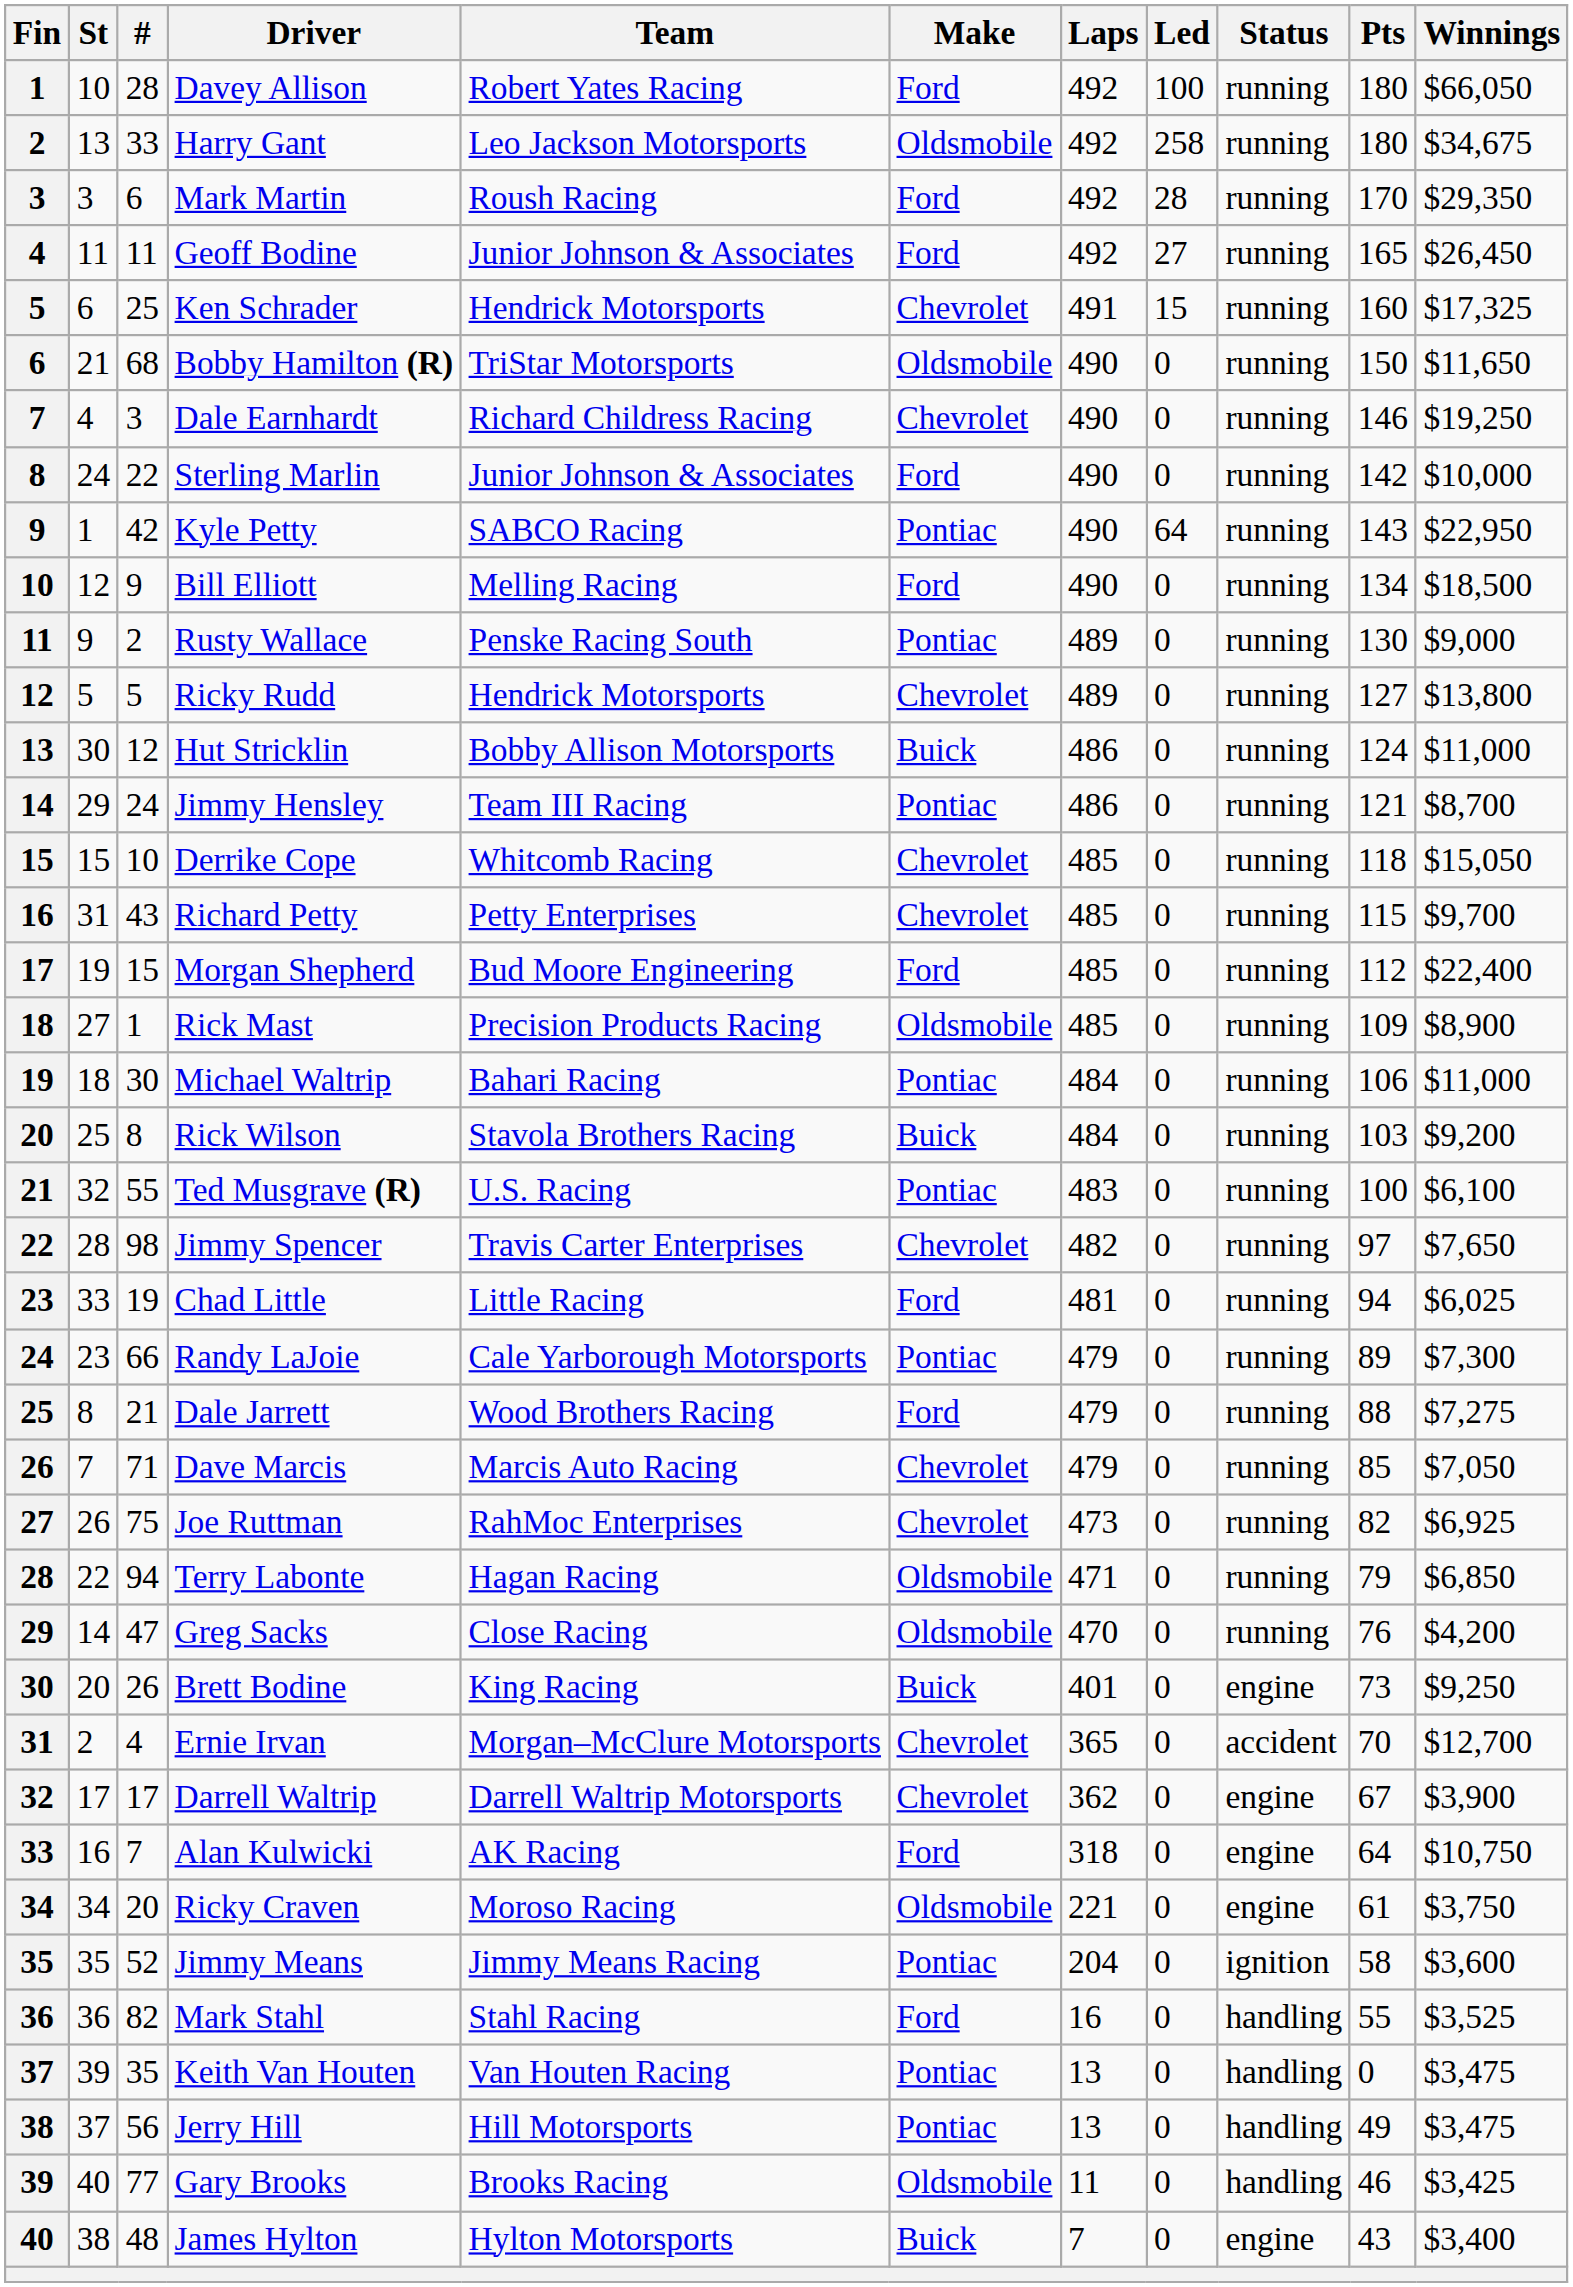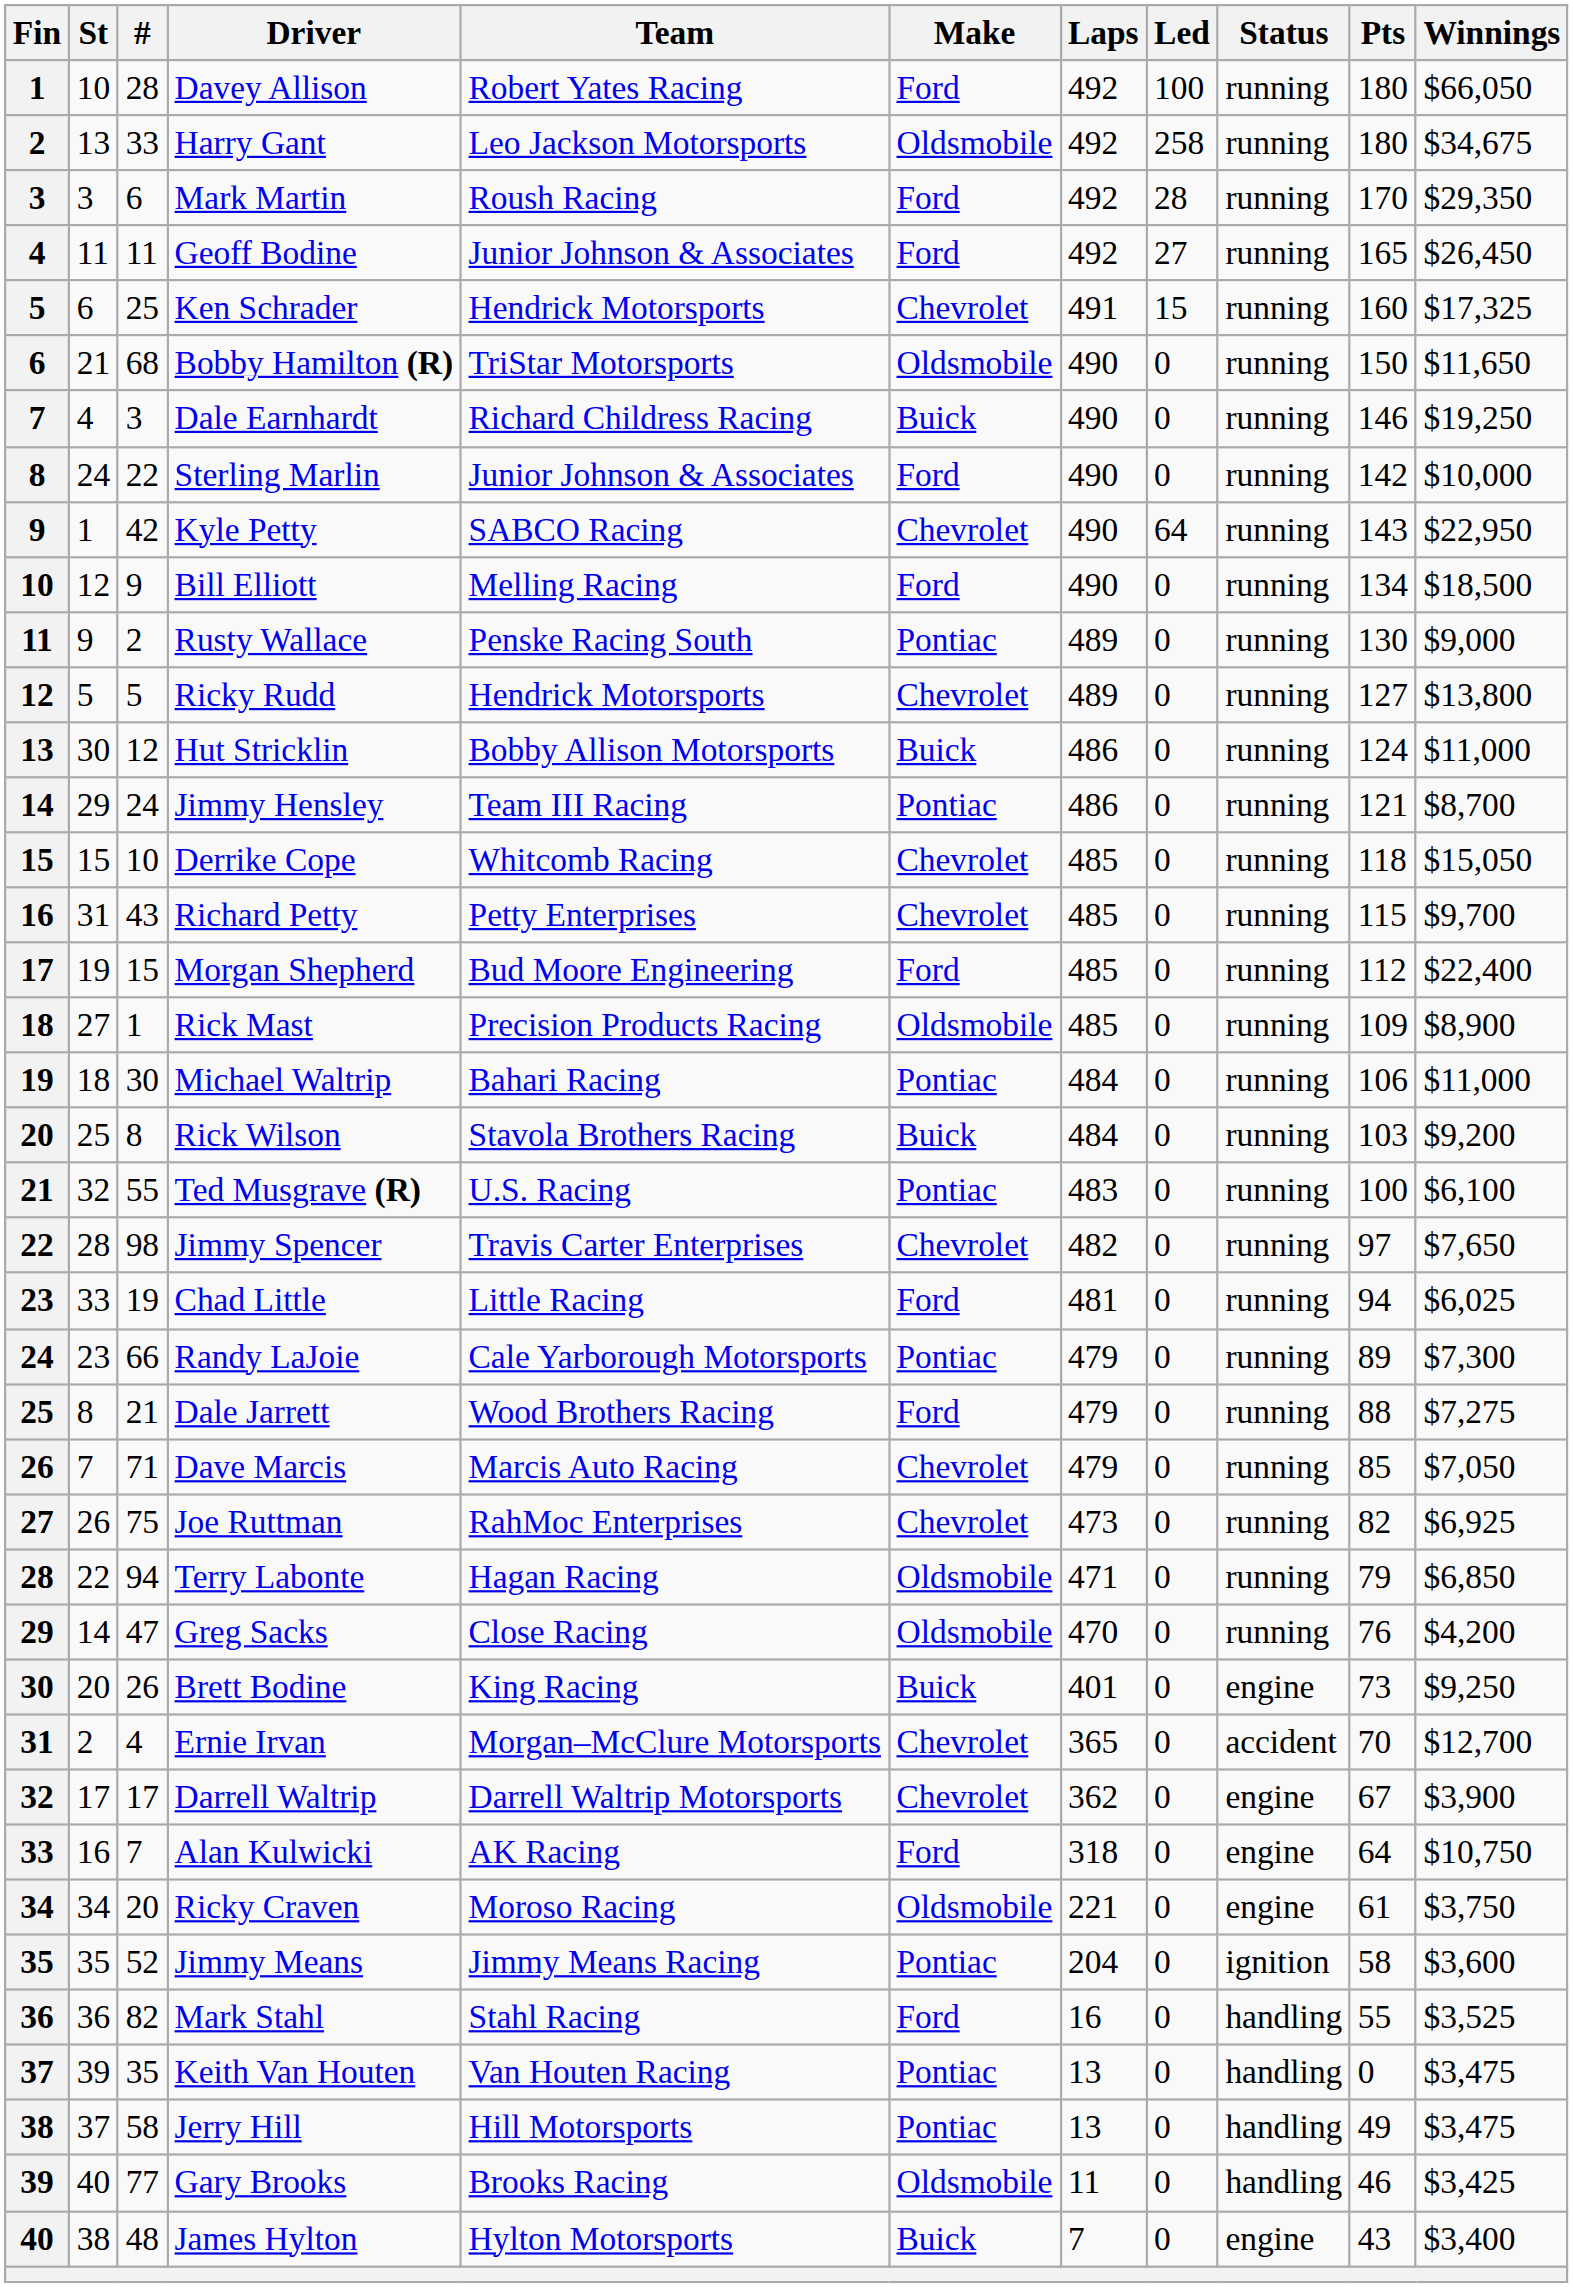(962, 418) Chevrolet -> (936, 418) Buick
(947, 528) Pontiac -> (962, 528) Chevrolet
(142, 2127) 56 -> (142, 2127) 58
